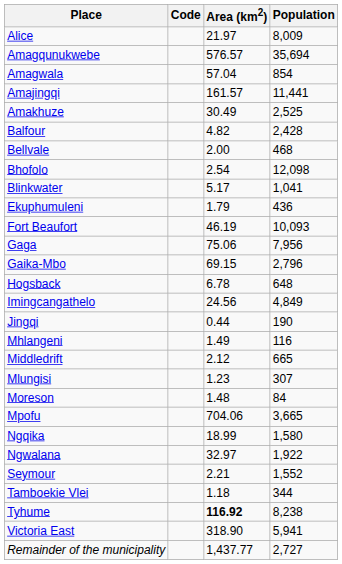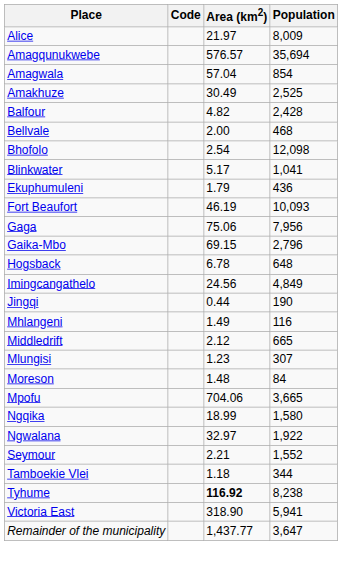- row: (33, 93)
(288, 550) 2,727 -> (288, 531) 3,647
